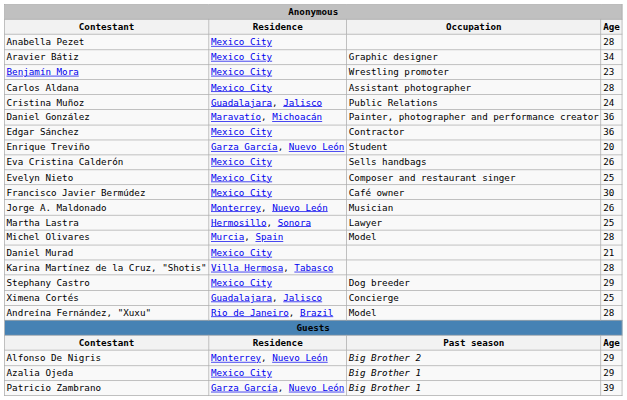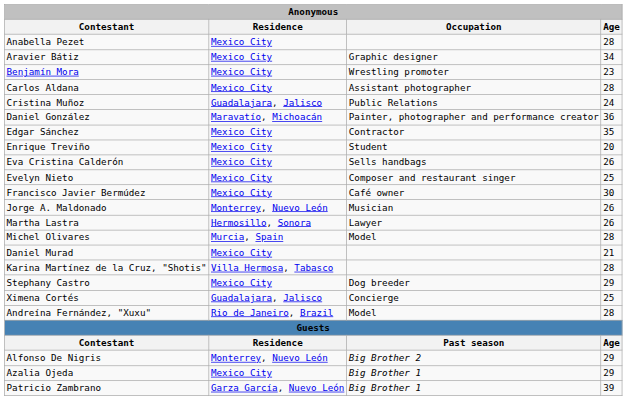(609, 132) 36 -> (609, 132) 35
(278, 147) Garza García, Nuevo León -> (242, 147) Mexico City
(609, 222) 25 -> (609, 222) 26
